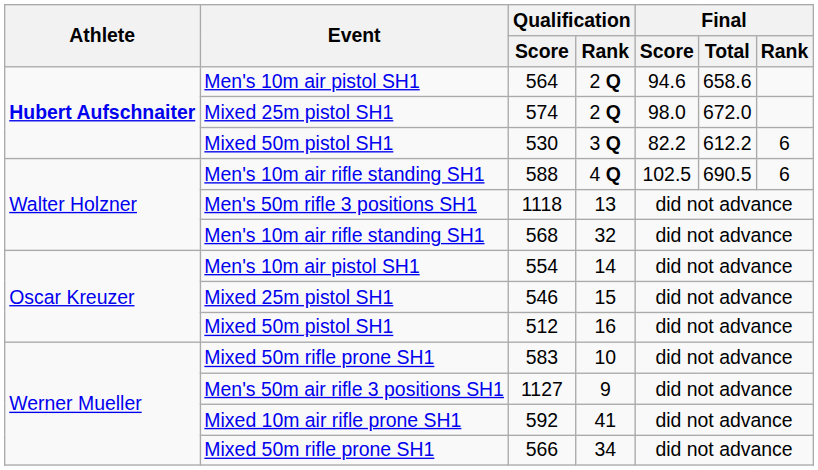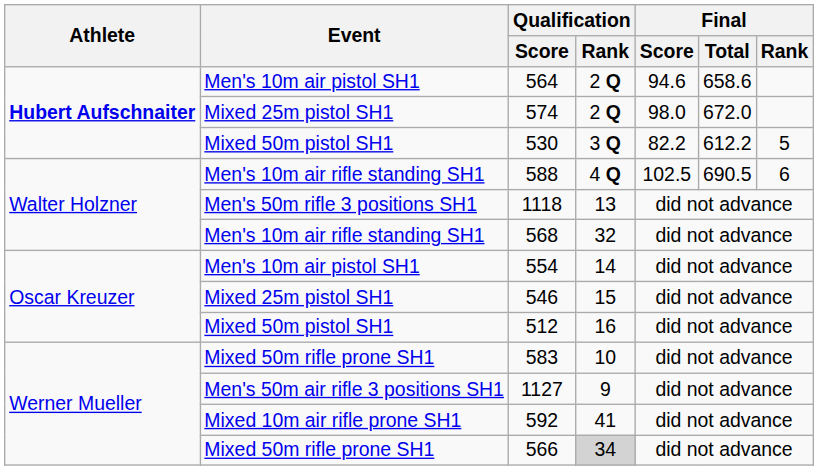(784, 143) 6 -> (784, 143) 5
(605, 450) no background -> (605, 450) lightgrey background
